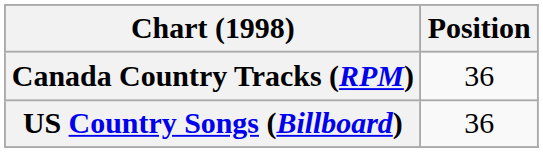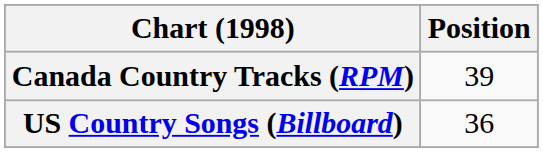(479, 75) 36 -> (479, 75) 39
